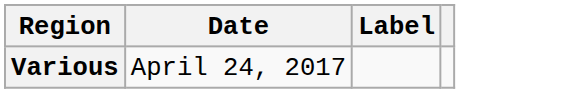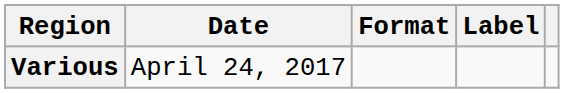+ column: (404, 26)
